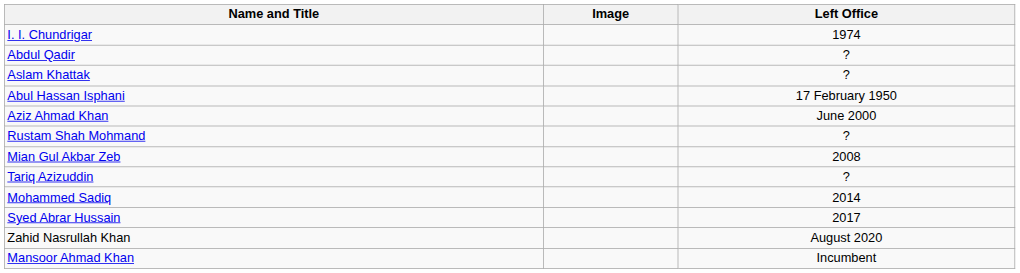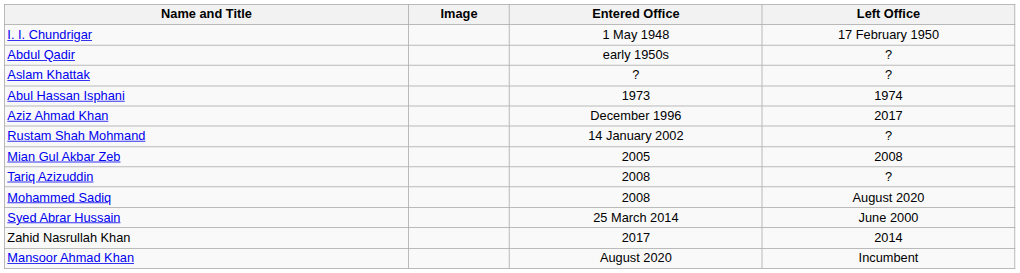+ column: (636, 14)
(846, 34) 1974 -> (888, 34) 17 February 1950
(846, 95) 17 February 1950 -> (888, 95) 1974
(846, 116) June 2000 -> (888, 116) 2017
(846, 197) 2014 -> (888, 197) August 2020
(846, 217) 2017 -> (888, 217) June 2000
(846, 237) August 2020 -> (888, 237) 2014
